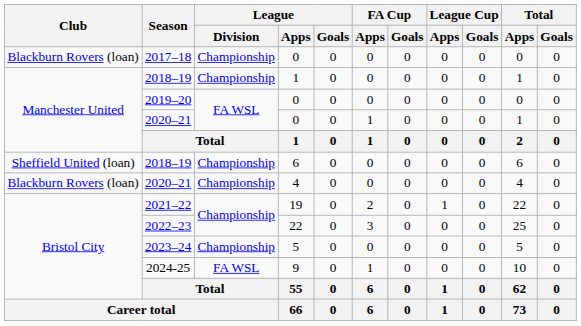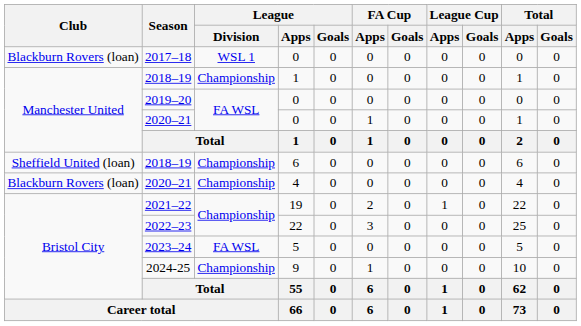(236, 57) Championship -> (236, 57) WSL 1
(236, 246) Championship -> (236, 246) FA WSL
(236, 267) FA WSL -> (236, 267) Championship
